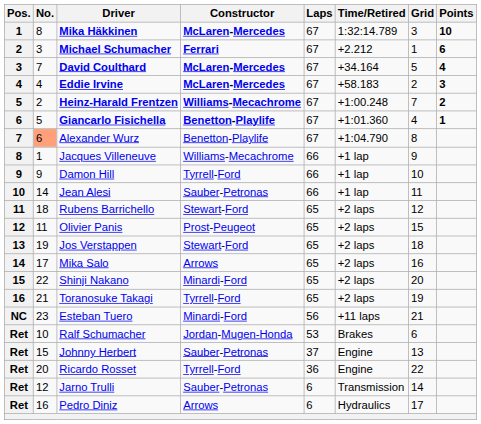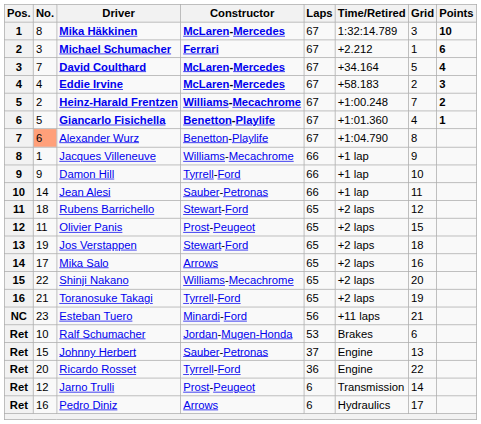(215, 281) Minardi-Ford -> (238, 281) Williams-Mecachrome
(226, 387) Sauber-Petronas -> (219, 387) Prost-Peugeot
